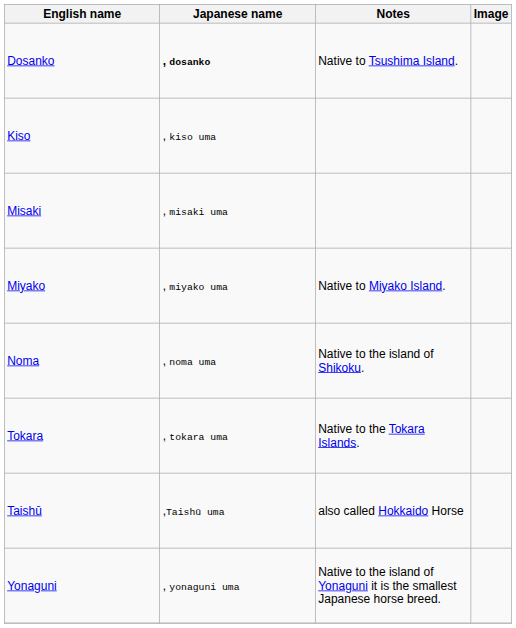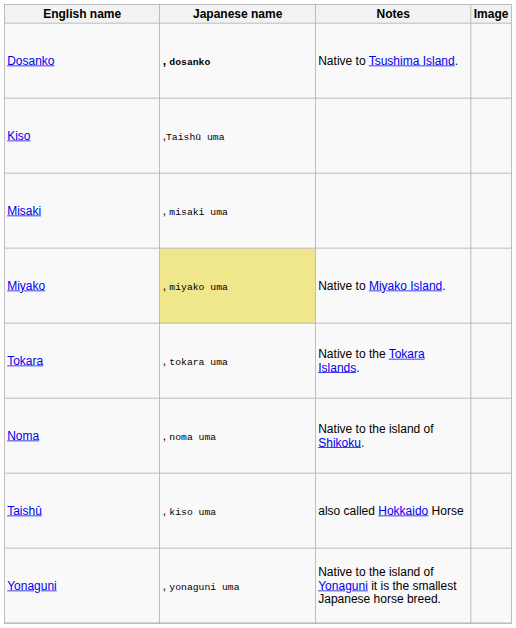(189, 136) , kiso uma -> (194, 136) ,Taishū uma
(195, 286) no background -> (195, 286) khaki background
rows swapped: (23, 361) <-> (25, 436)
(194, 511) ,Taishū uma -> (189, 511) , kiso uma
